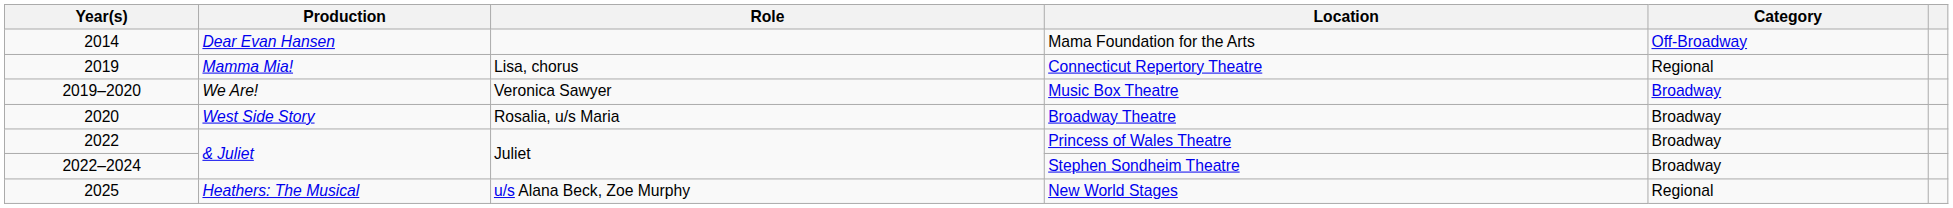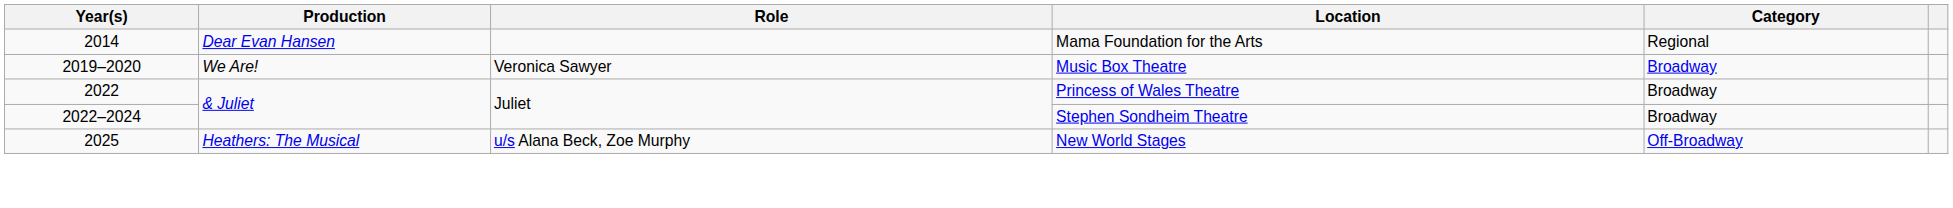(1699, 41) Off-Broadway -> (1678, 41) Regional
- row: (1155, 66)
- row: (1112, 116)
(1682, 191) Regional -> (1695, 141) Off-Broadway
